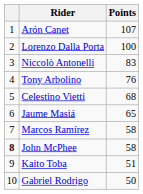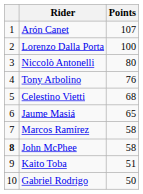(131, 63) 83 -> (131, 63) 80
